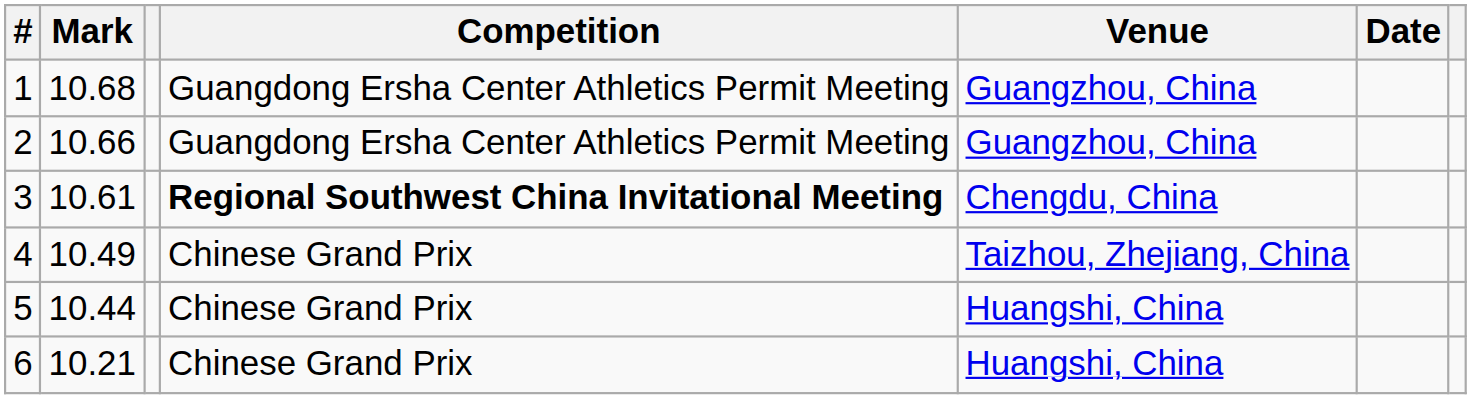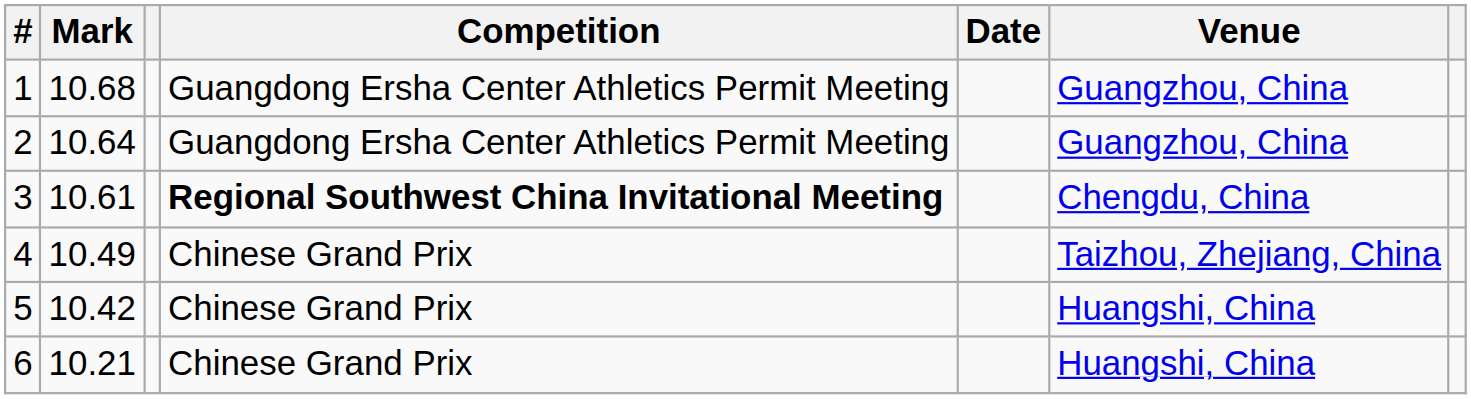columns swapped: (1157, 32) <-> (1403, 32)
(92, 142) 10.66 -> (92, 142) 10.64
(92, 308) 10.44 -> (92, 308) 10.42
